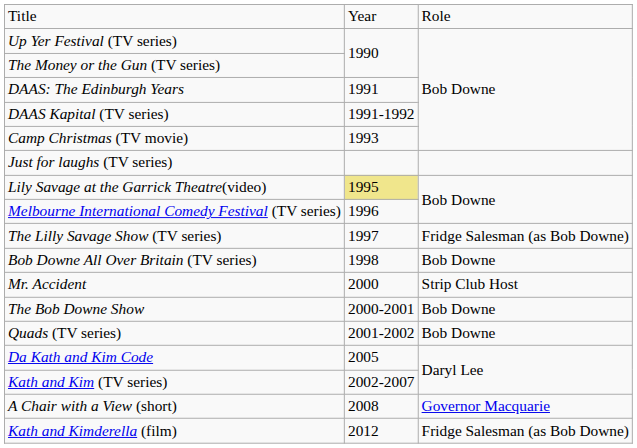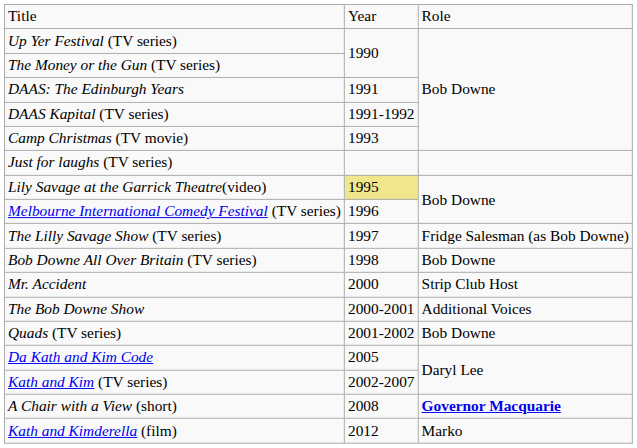(459, 308) Bob Downe -> (477, 308) Additional Voices
(486, 406) normal -> (491, 406) bold
(525, 430) Fridge Salesman (as Bob Downe) -> (442, 430) Marko
